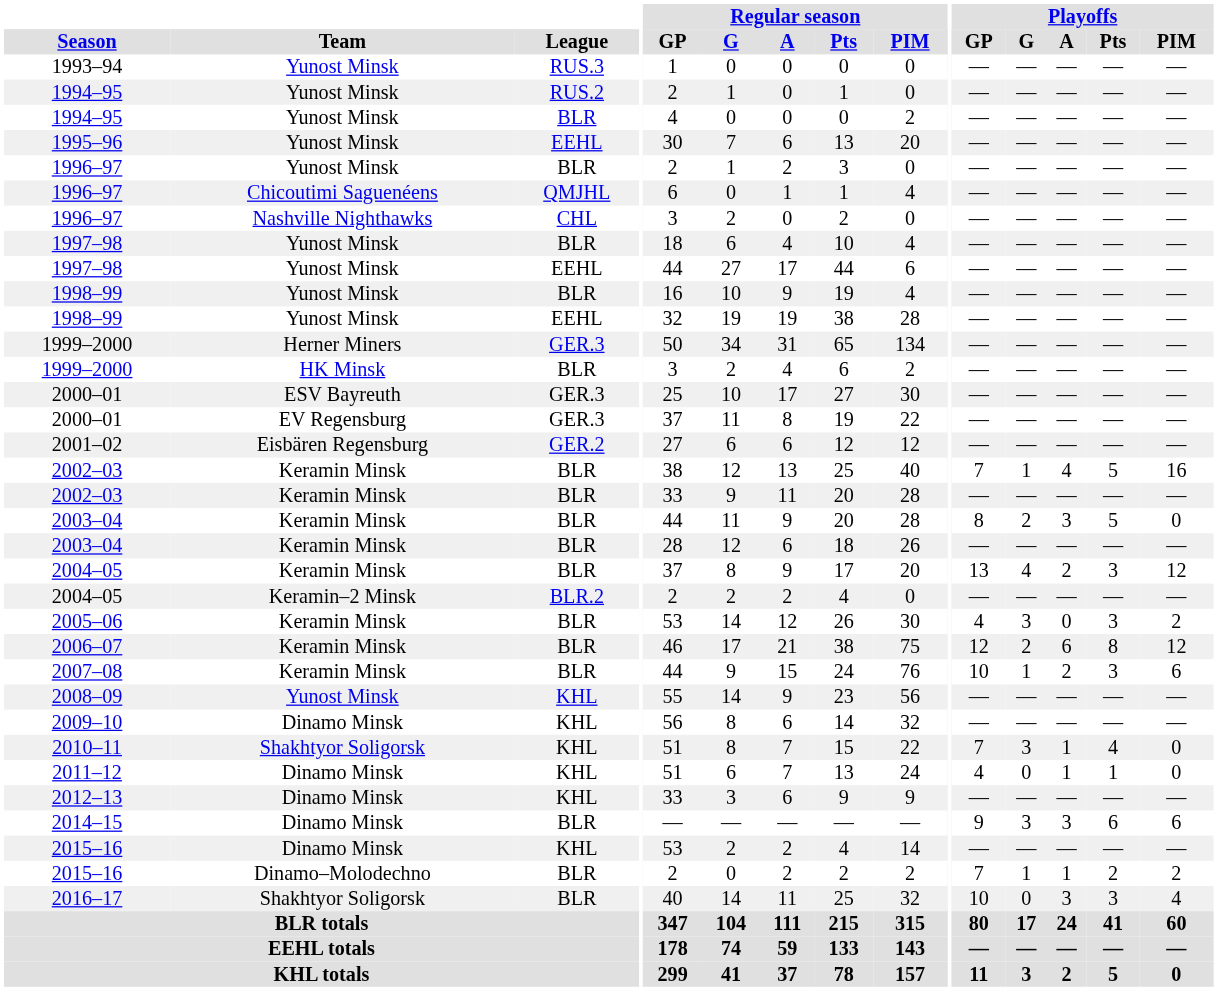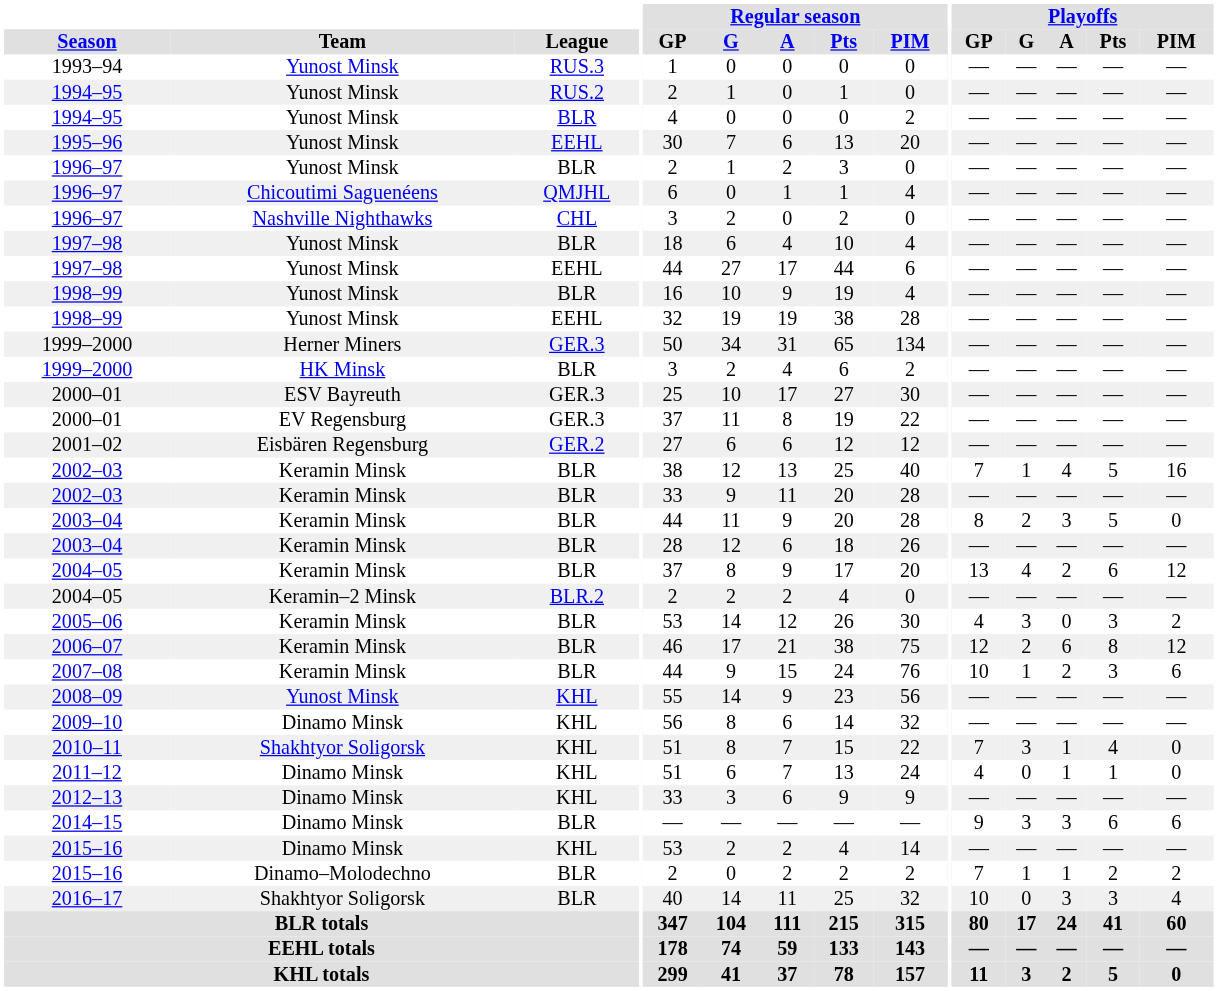(1113, 570) 3 -> (1113, 570) 6
